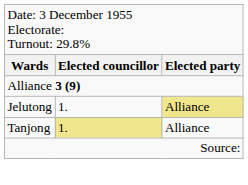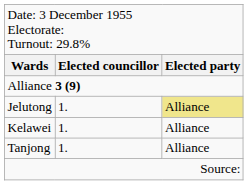+ row: (29, 127)
(63, 127) khaki background -> (63, 148) no background
